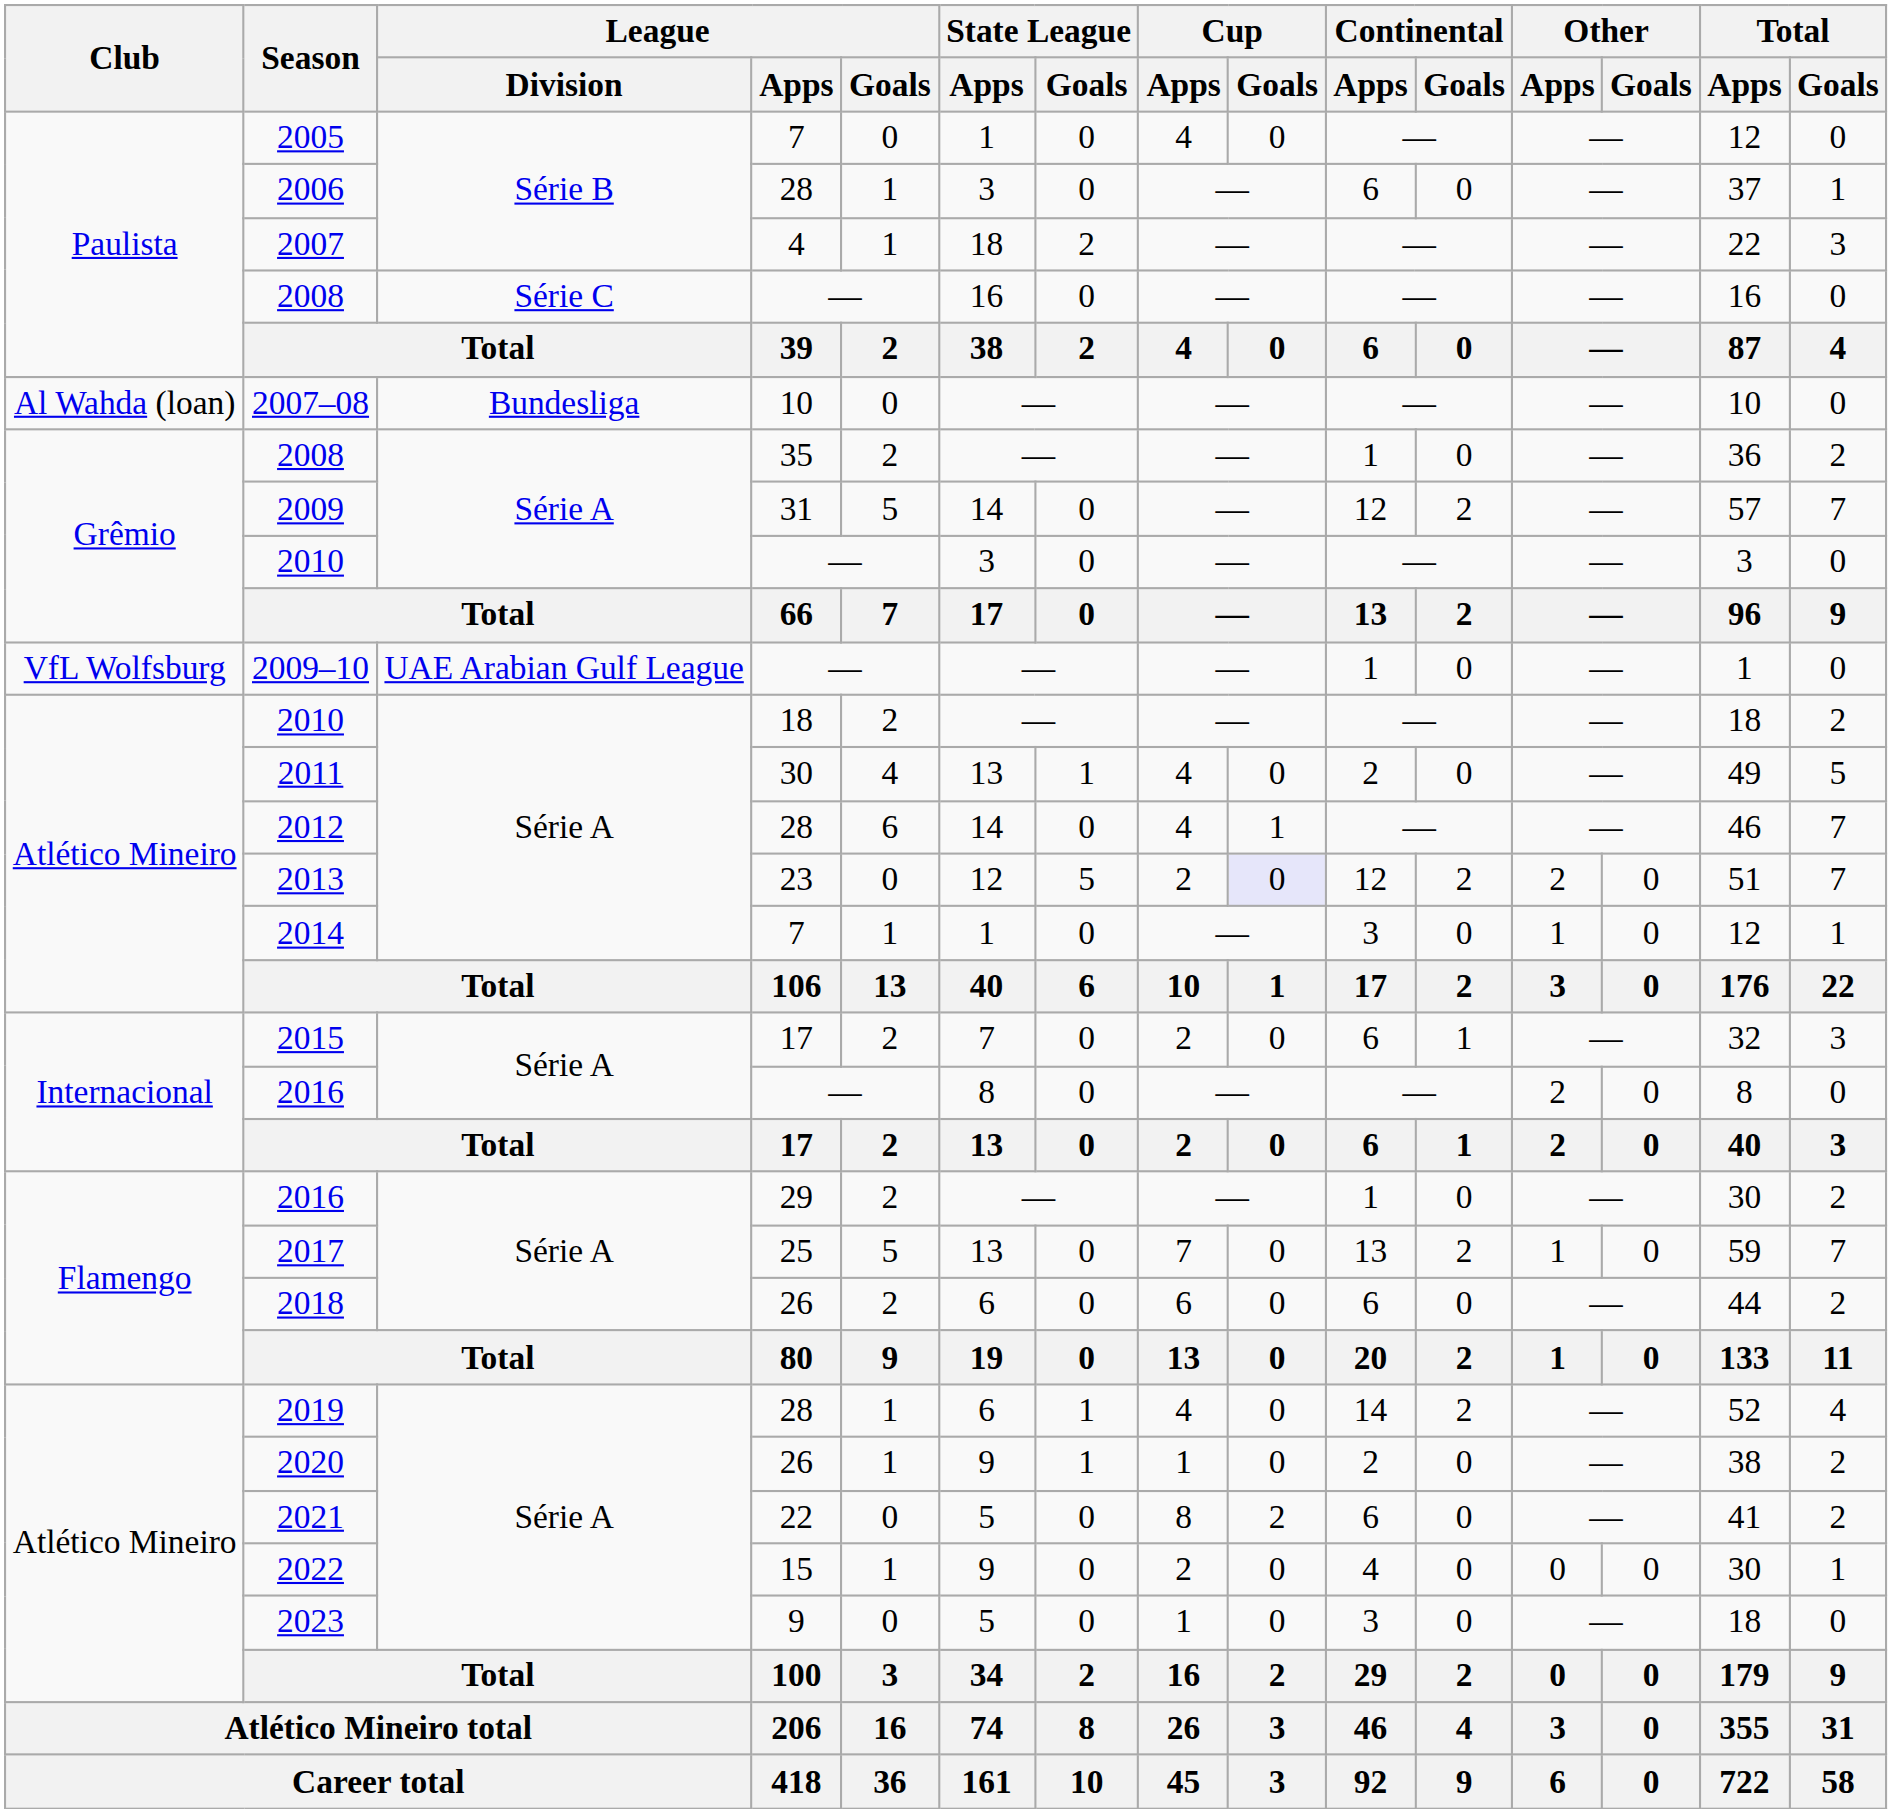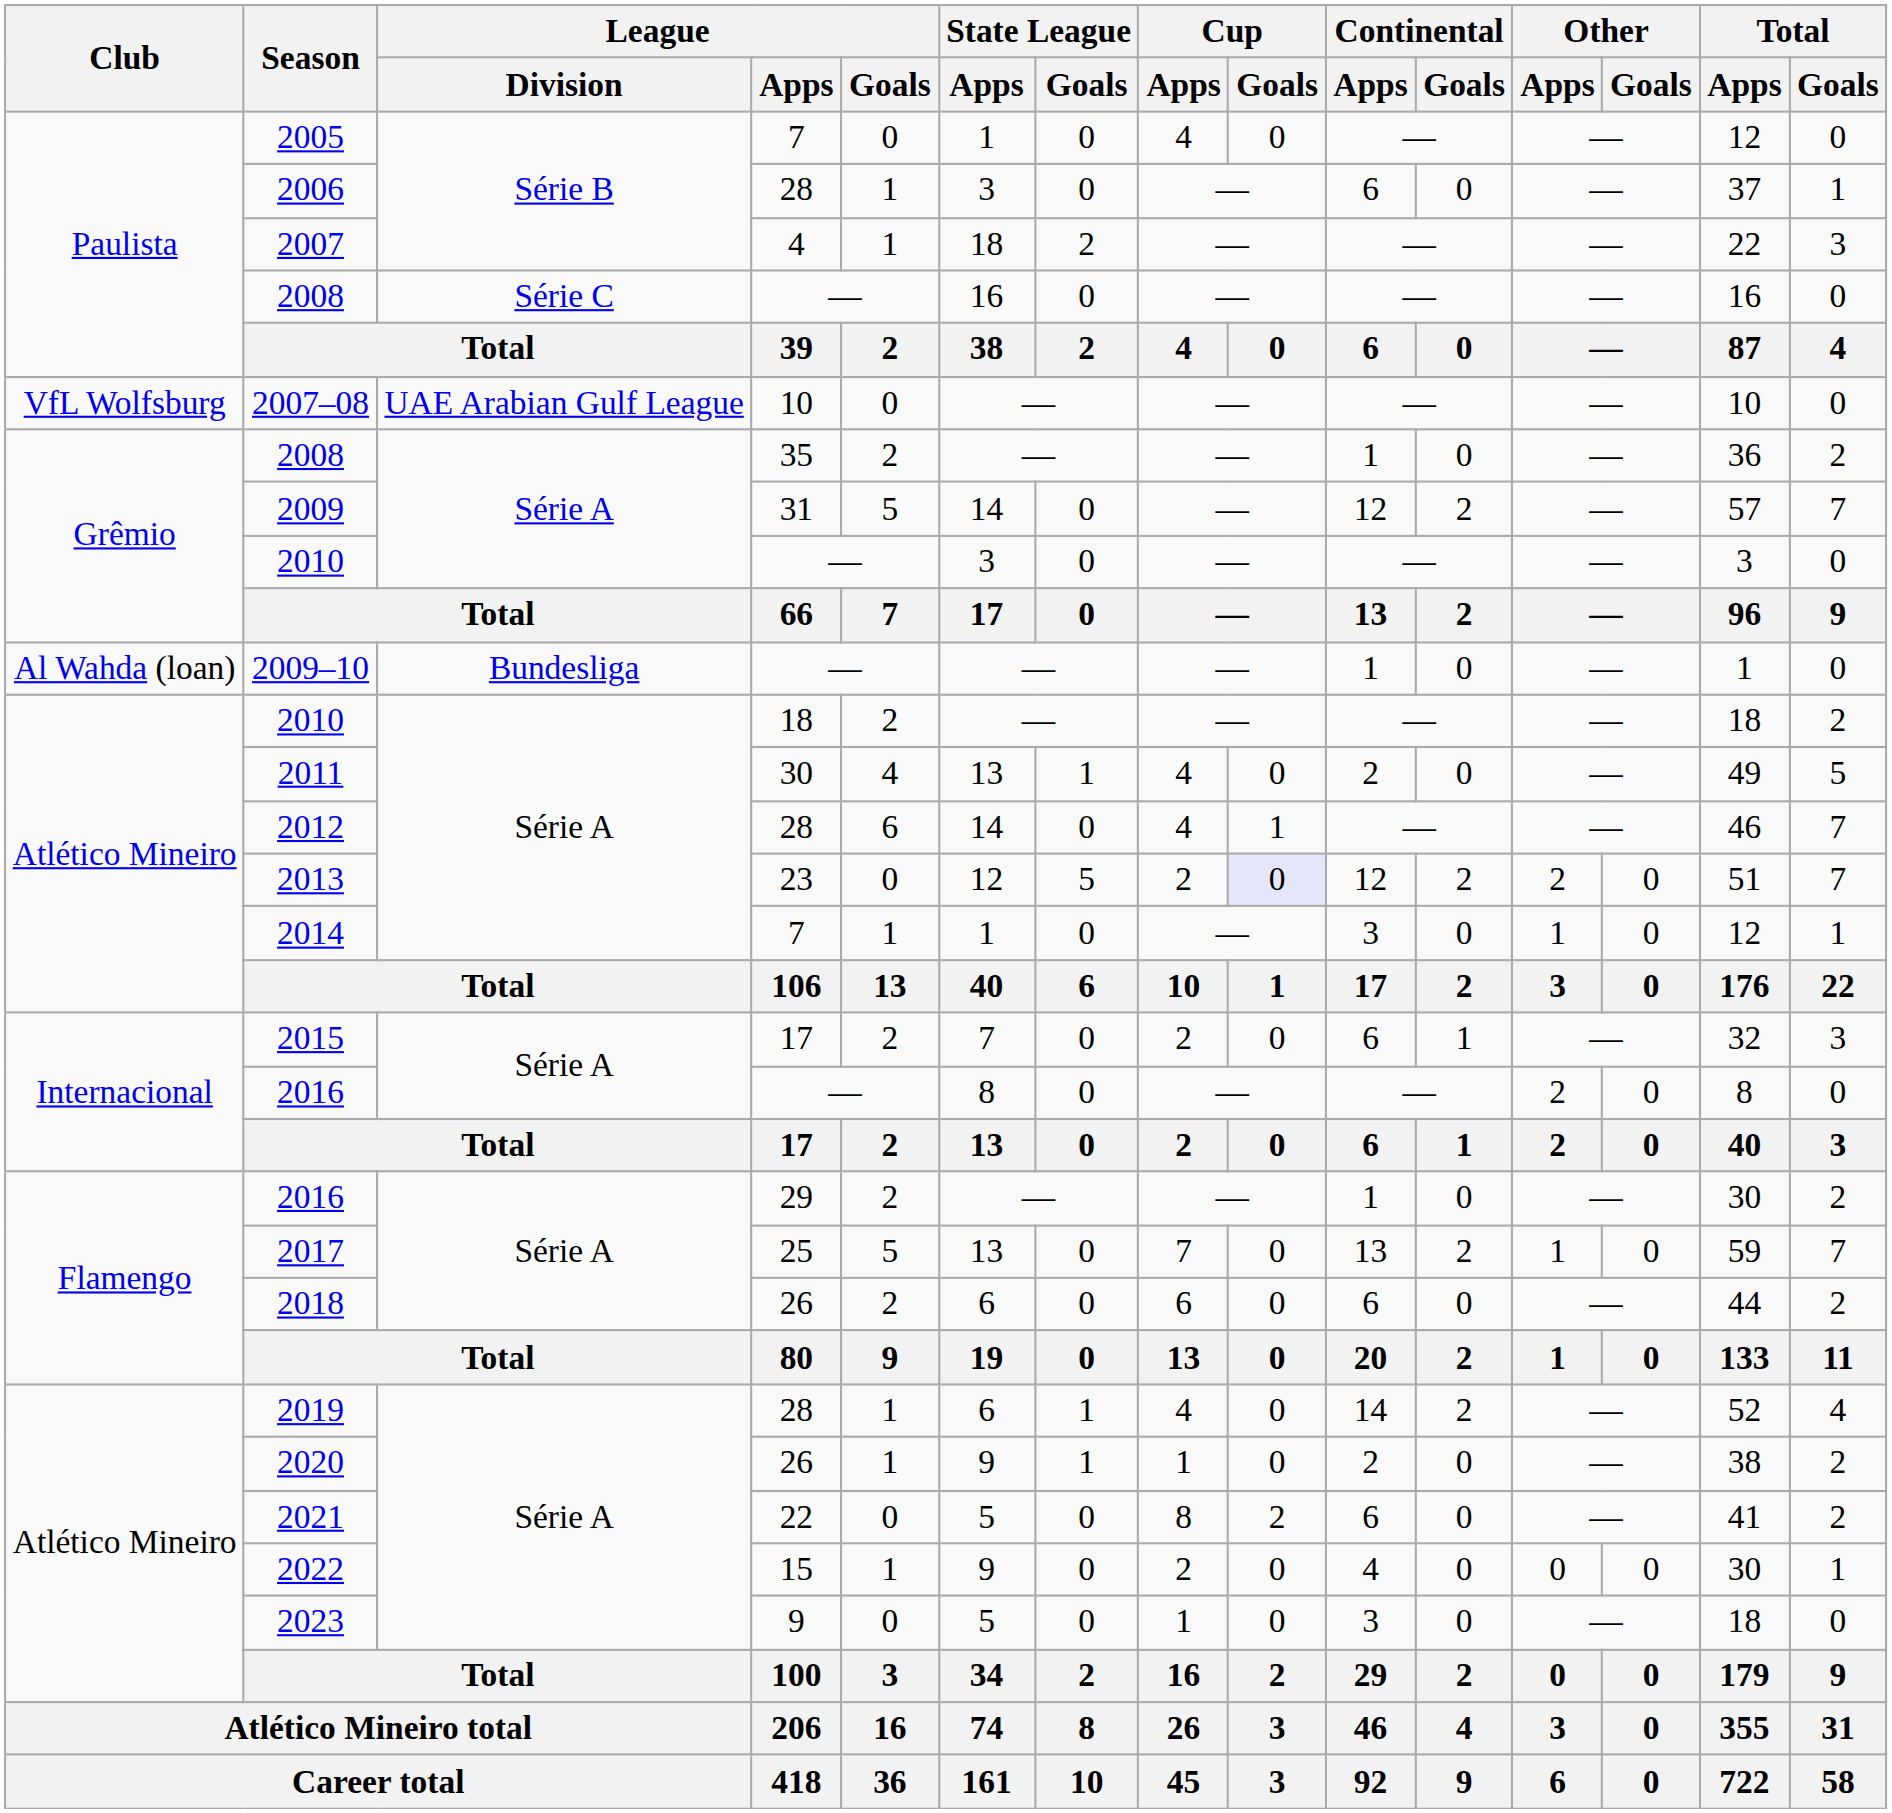(125, 402) Al Wahda (loan) -> (125, 402) VfL Wolfsburg
(564, 402) Bundesliga -> (564, 402) UAE Arabian Gulf League
(125, 667) VfL Wolfsburg -> (125, 667) Al Wahda (loan)
(564, 667) UAE Arabian Gulf League -> (564, 667) Bundesliga
